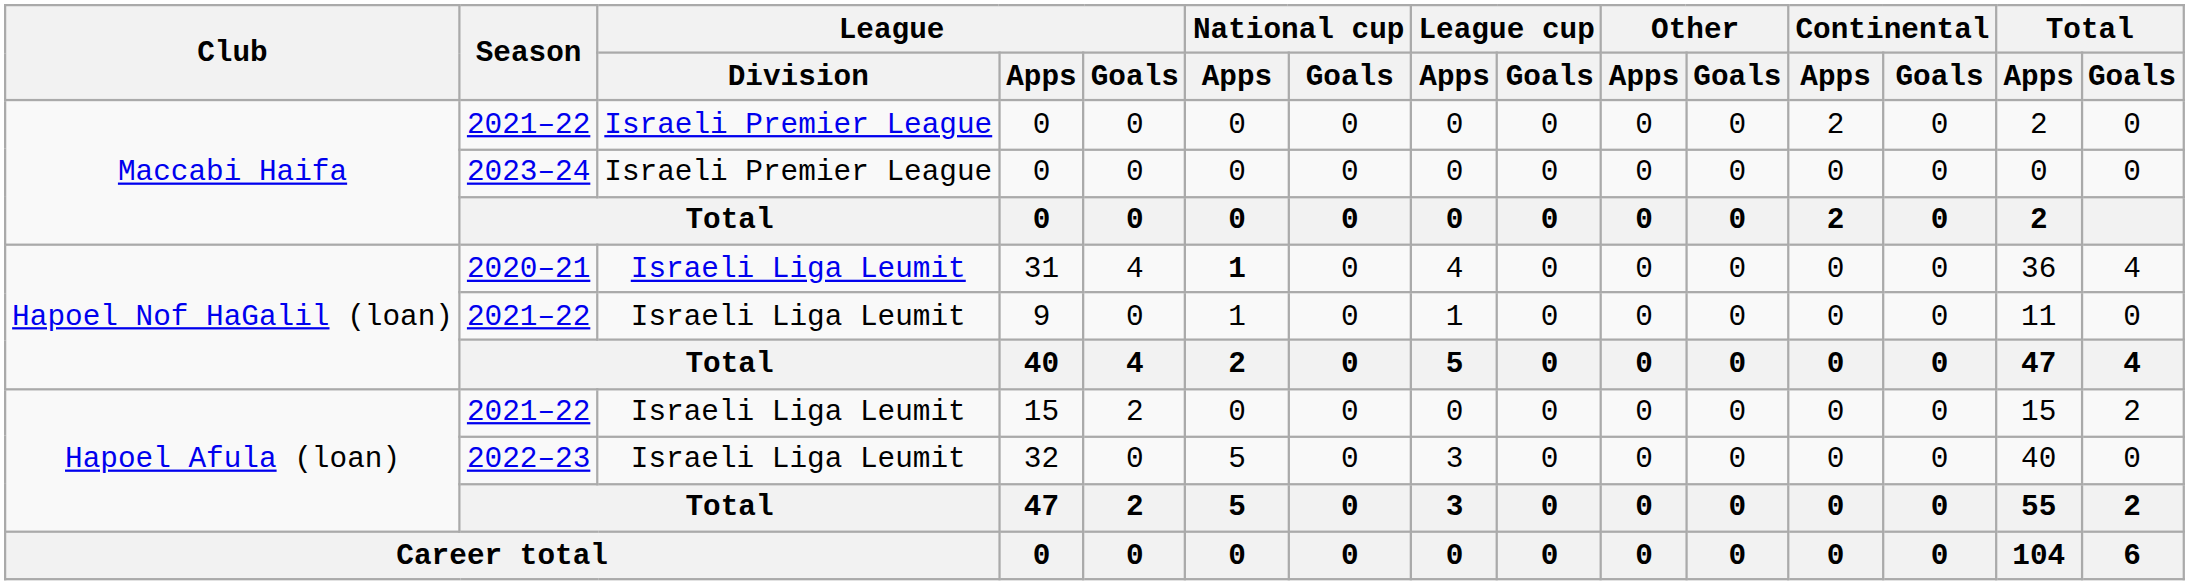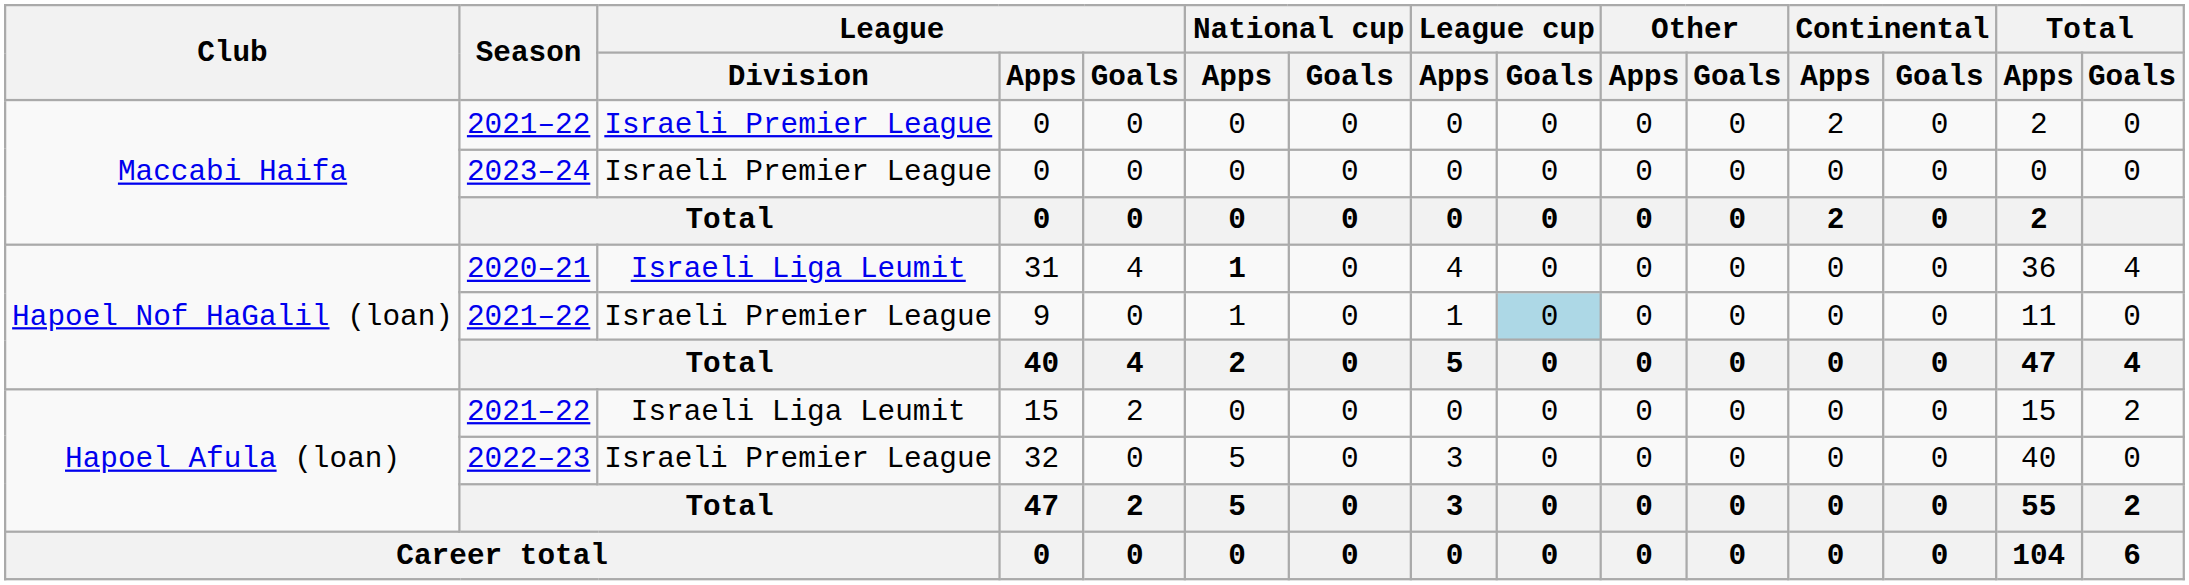(798, 316) Israeli Liga Leumit -> (798, 316) Israeli Premier League
(1550, 316) no background -> (1550, 316) lightblue background
(798, 460) Israeli Liga Leumit -> (798, 460) Israeli Premier League
